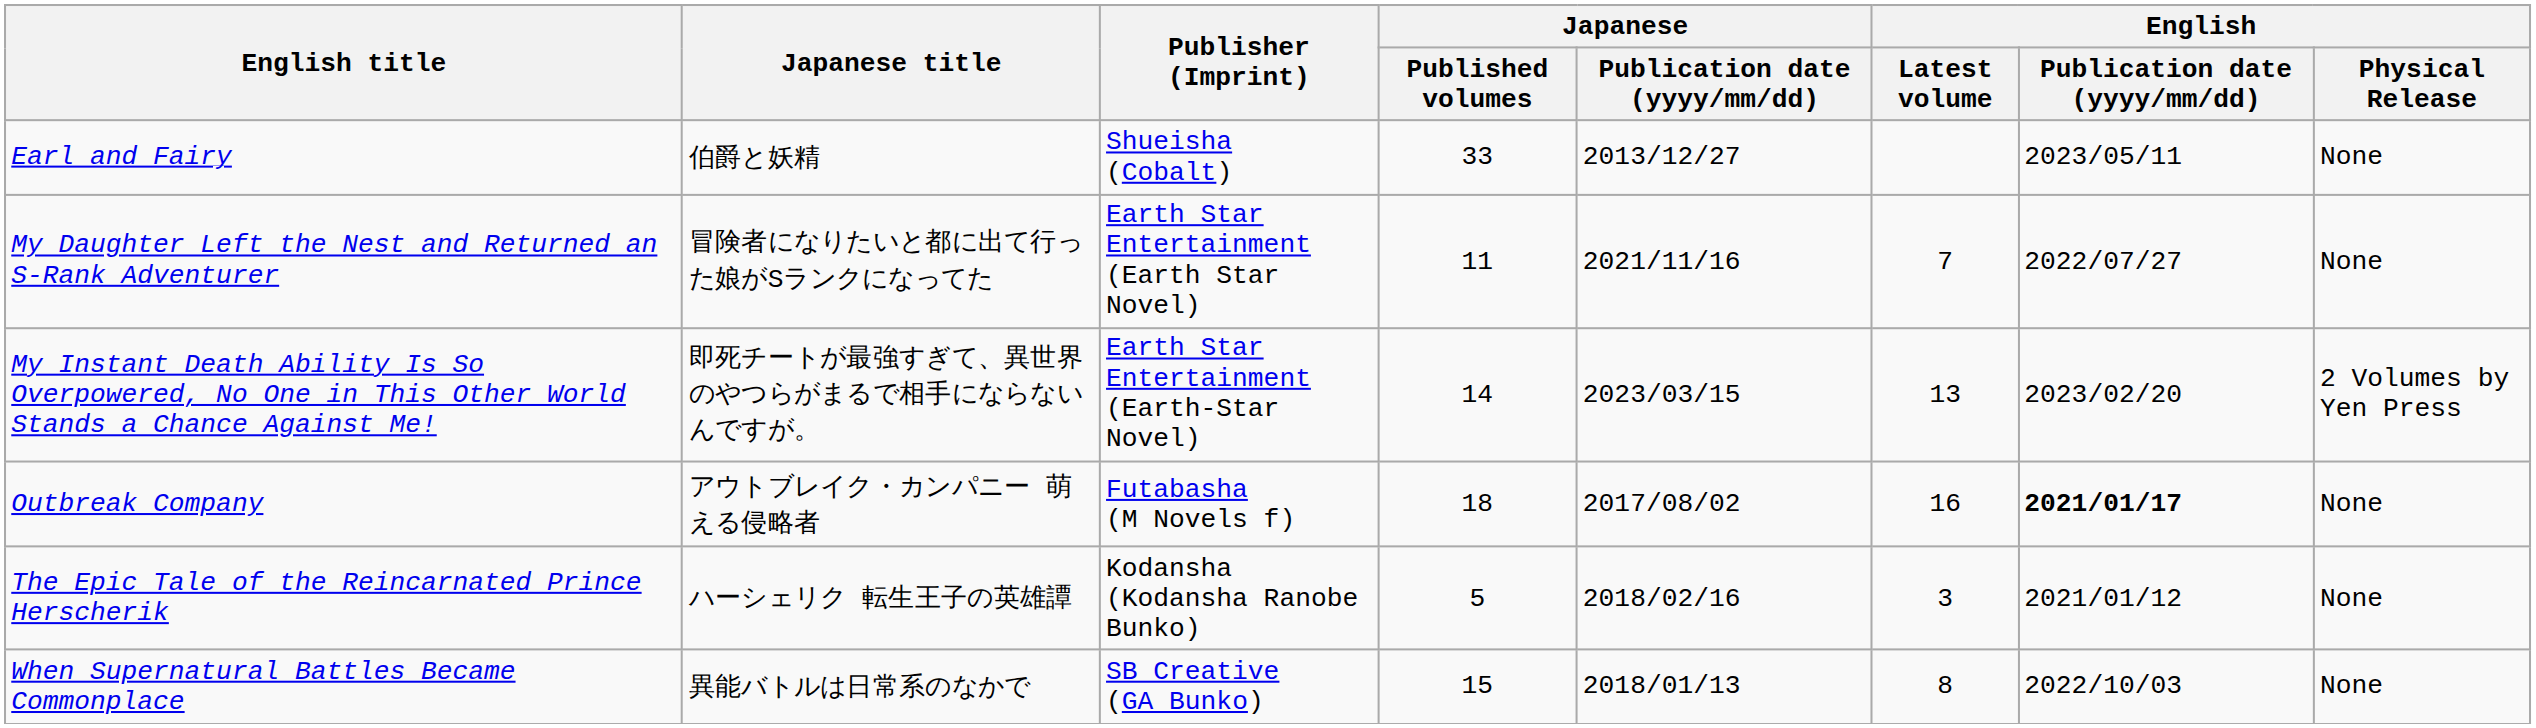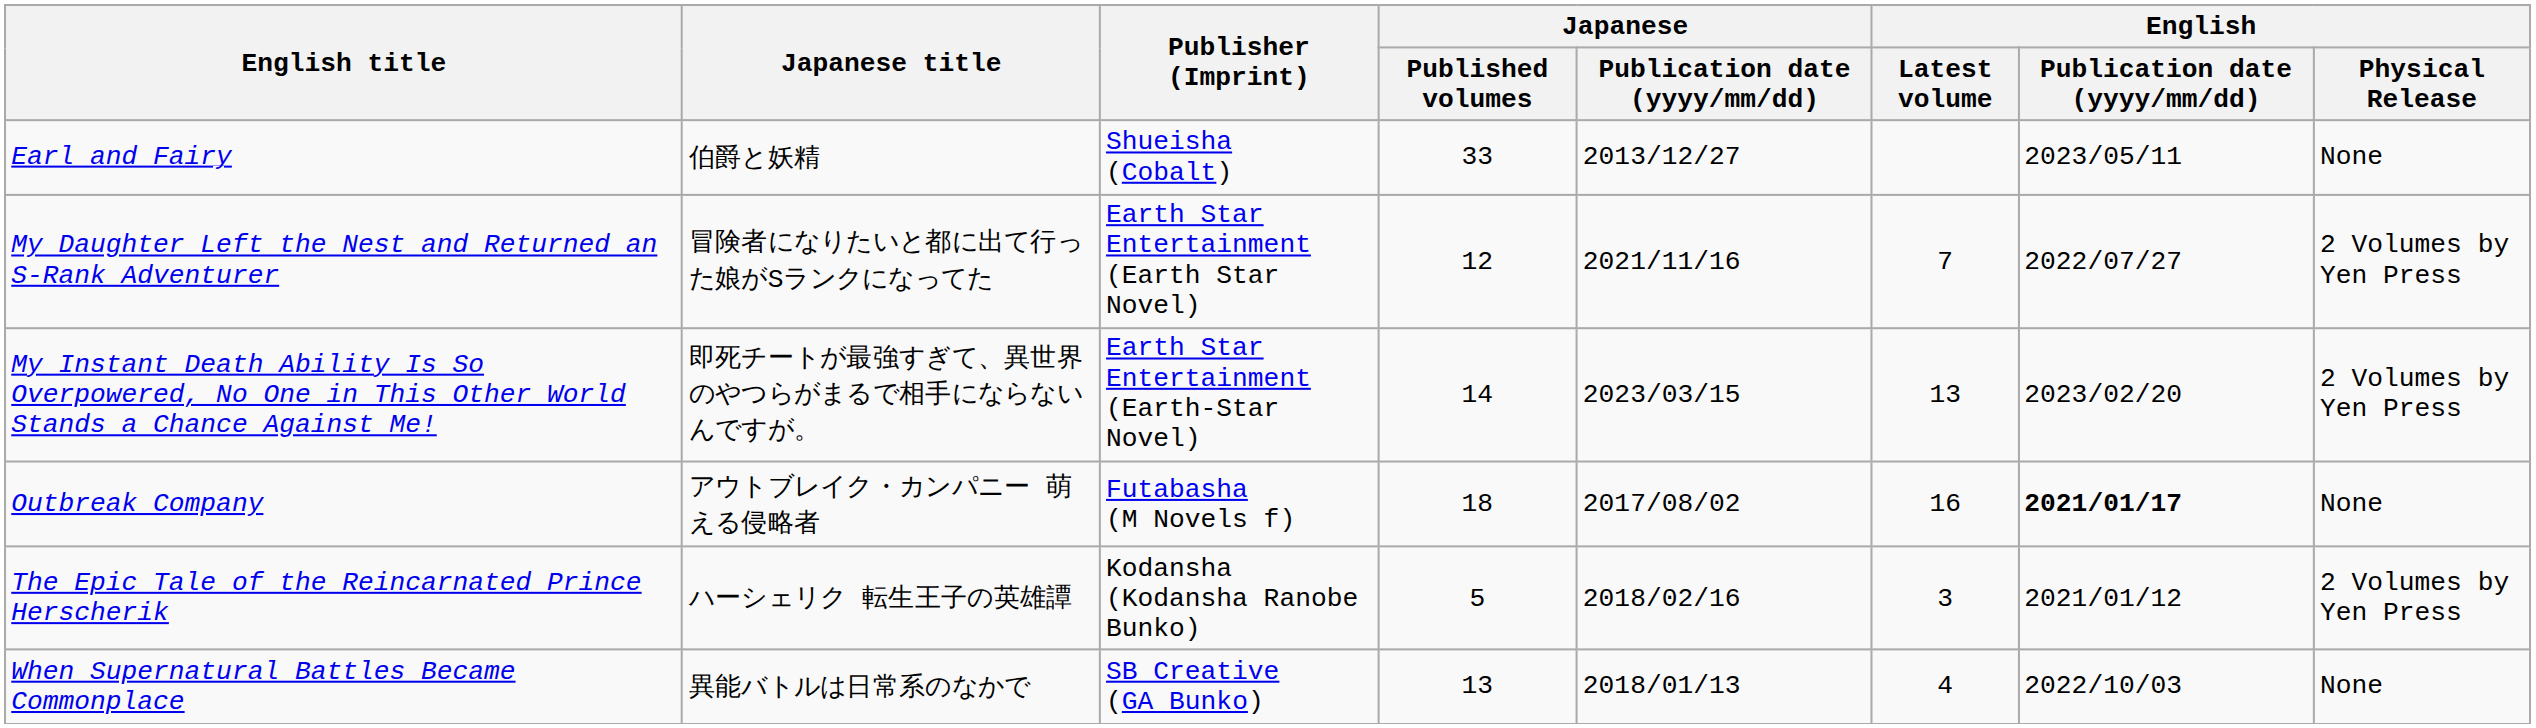(1477, 261) 11 -> (1477, 261) 12
(2352, 261) None -> (2415, 261) 2 Volumes by Yen Press
(2352, 598) None -> (2415, 598) 2 Volumes by Yen Press
(1477, 687) 15 -> (1477, 687) 13
(1945, 687) 8 -> (1945, 687) 4
